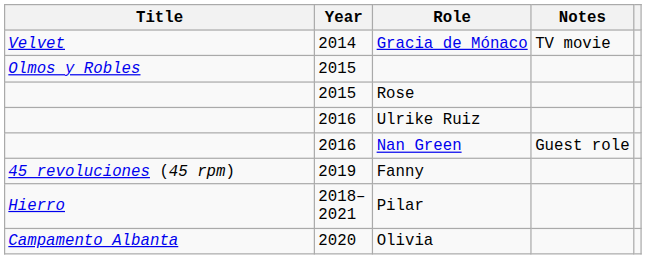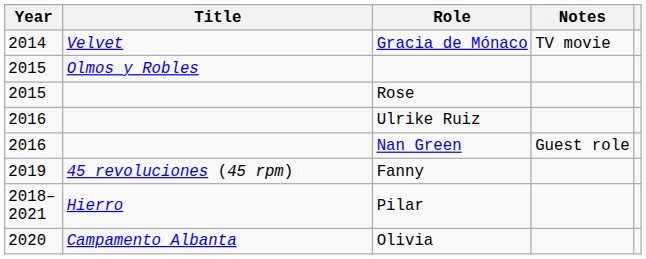columns swapped: (344, 17) <-> (160, 17)
